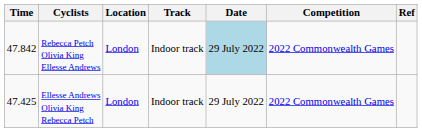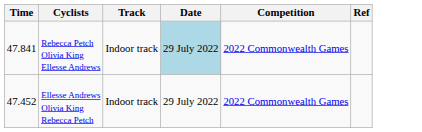- column: (126, 13)
(22, 48) 47.842 -> (22, 48) 47.841
(22, 101) 47.425 -> (22, 101) 47.452
